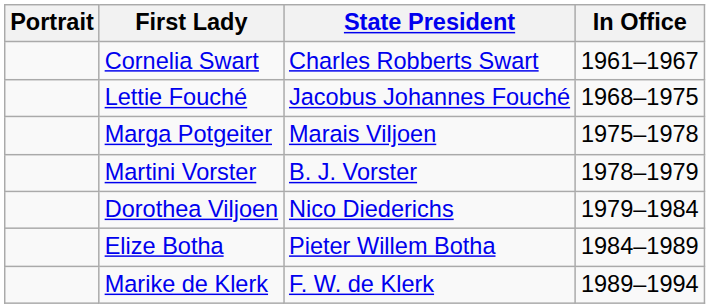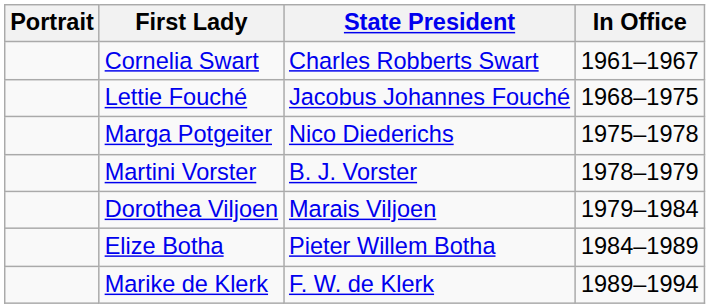(363, 135) Marais Viljoen -> (371, 135) Nico Diederichs
(371, 209) Nico Diederichs -> (363, 209) Marais Viljoen
